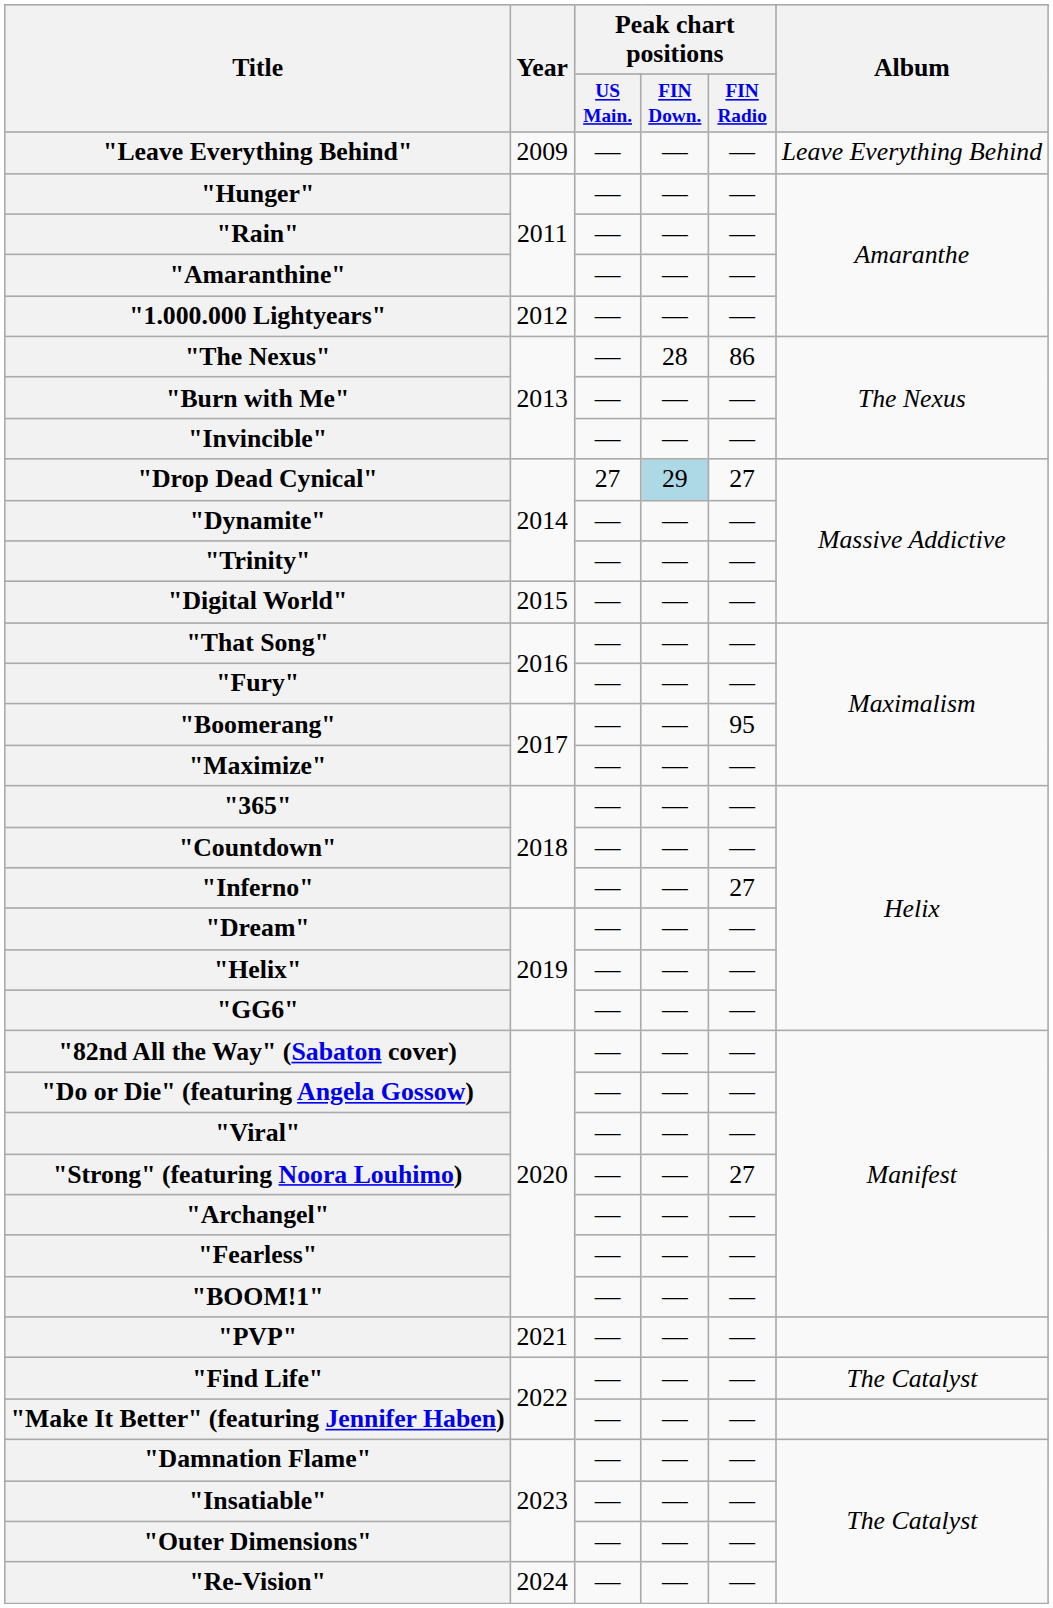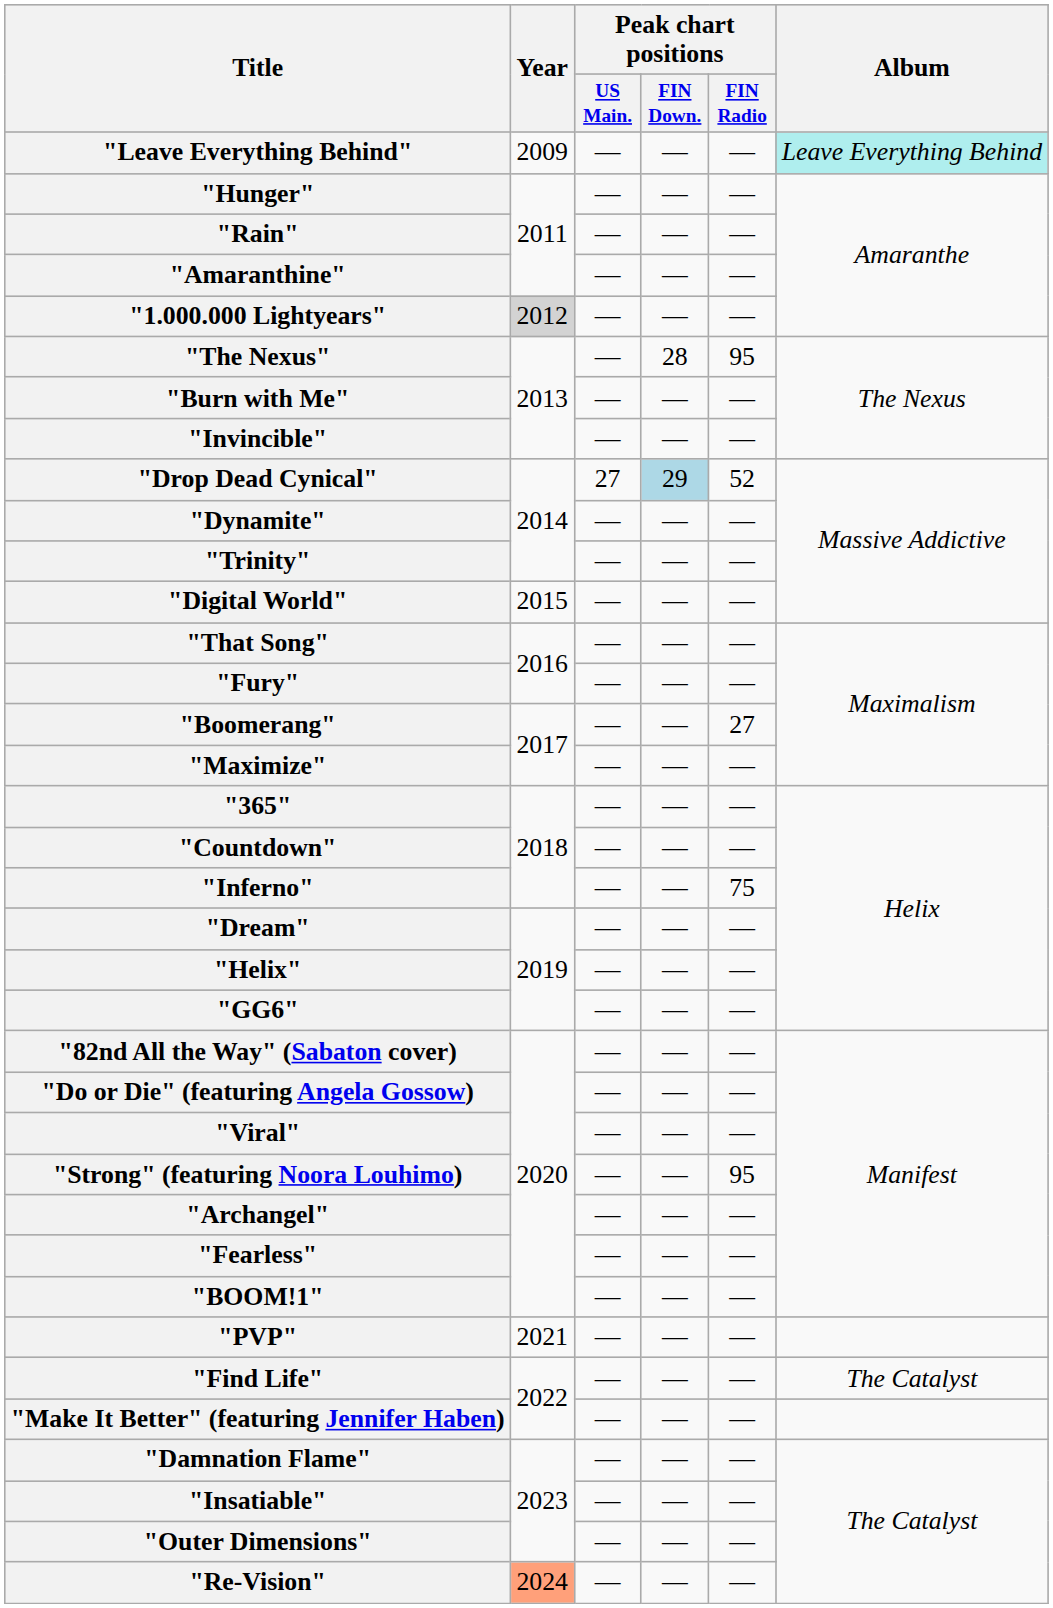(912, 152) no background -> (912, 152) paleturquoise background
(542, 315) no background -> (542, 315) lightgrey background
(742, 356) 86 -> (742, 356) 95
(742, 479) 27 -> (742, 479) 52
(742, 724) 95 -> (742, 724) 27
(742, 887) 27 -> (742, 887) 75
(742, 1173) 27 -> (742, 1173) 95
(542, 1582) no background -> (542, 1582) lightsalmon background
